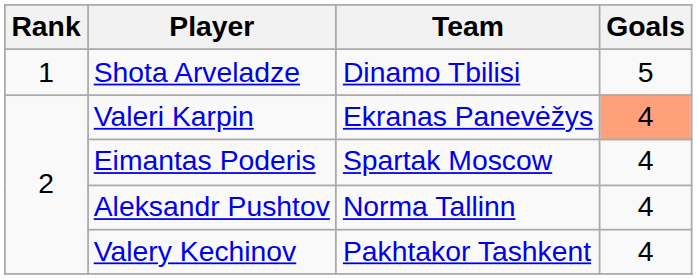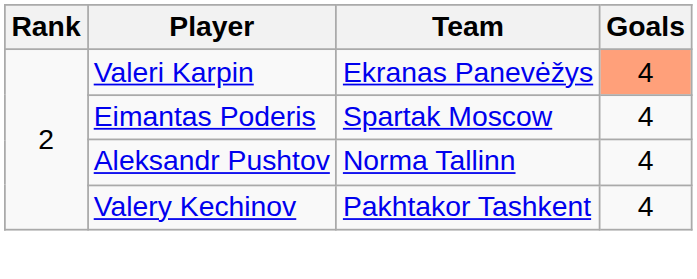- row: (197, 71)
